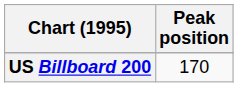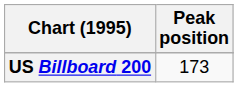(194, 67) 170 -> (194, 67) 173
